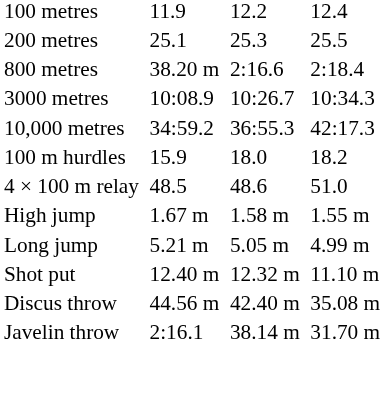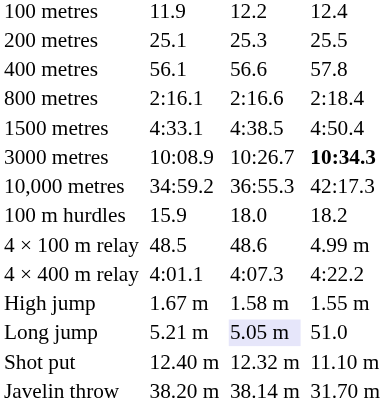+ row: (51, 69)
(184, 69) 38.20 m -> (176, 98) 2:16.1
+ row: (56, 127)
(343, 98) normal -> (343, 157) bold
(329, 186) 51.0 -> (340, 244) 4.99 m
+ row: (71, 274)
(260, 244) no background -> (260, 332) lavender background
(340, 244) 4.99 m -> (329, 332) 51.0
- row: (60, 303)
(176, 332) 2:16.1 -> (184, 391) 38.20 m
